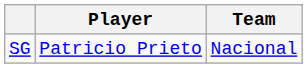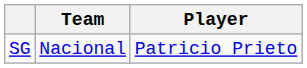columns swapped: (121, 19) <-> (254, 19)
